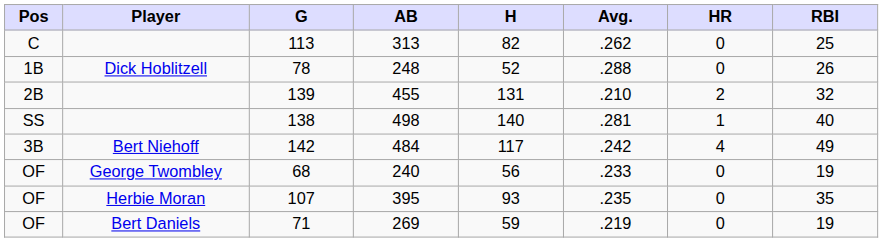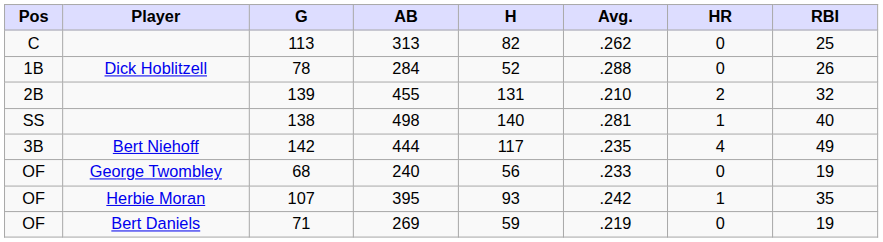(406, 69) 248 -> (406, 69) 284
(406, 146) 484 -> (406, 146) 444
(615, 146) .242 -> (615, 146) .235
(615, 198) .235 -> (615, 198) .242
(720, 198) 0 -> (720, 198) 1
